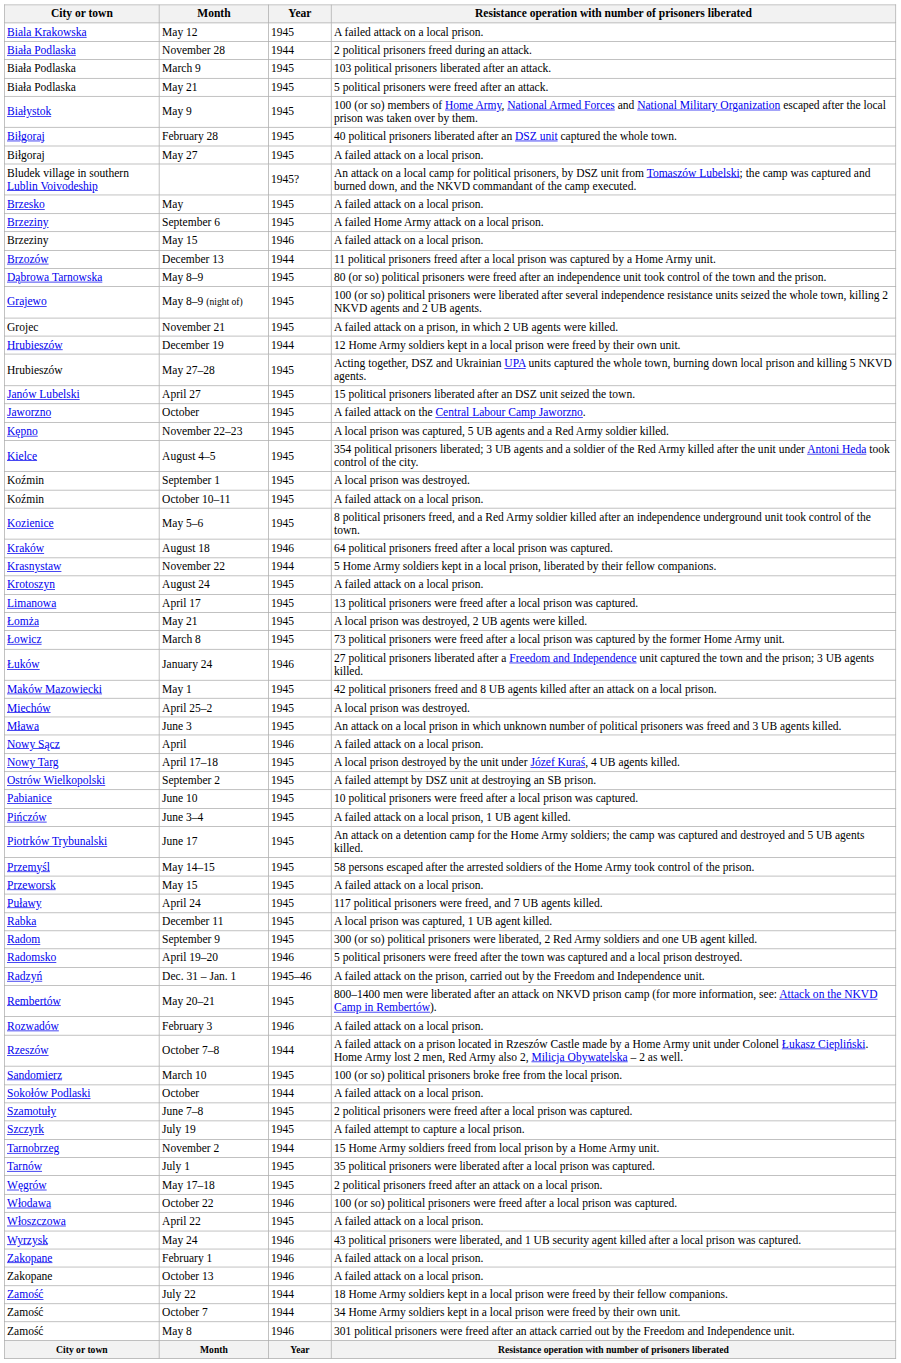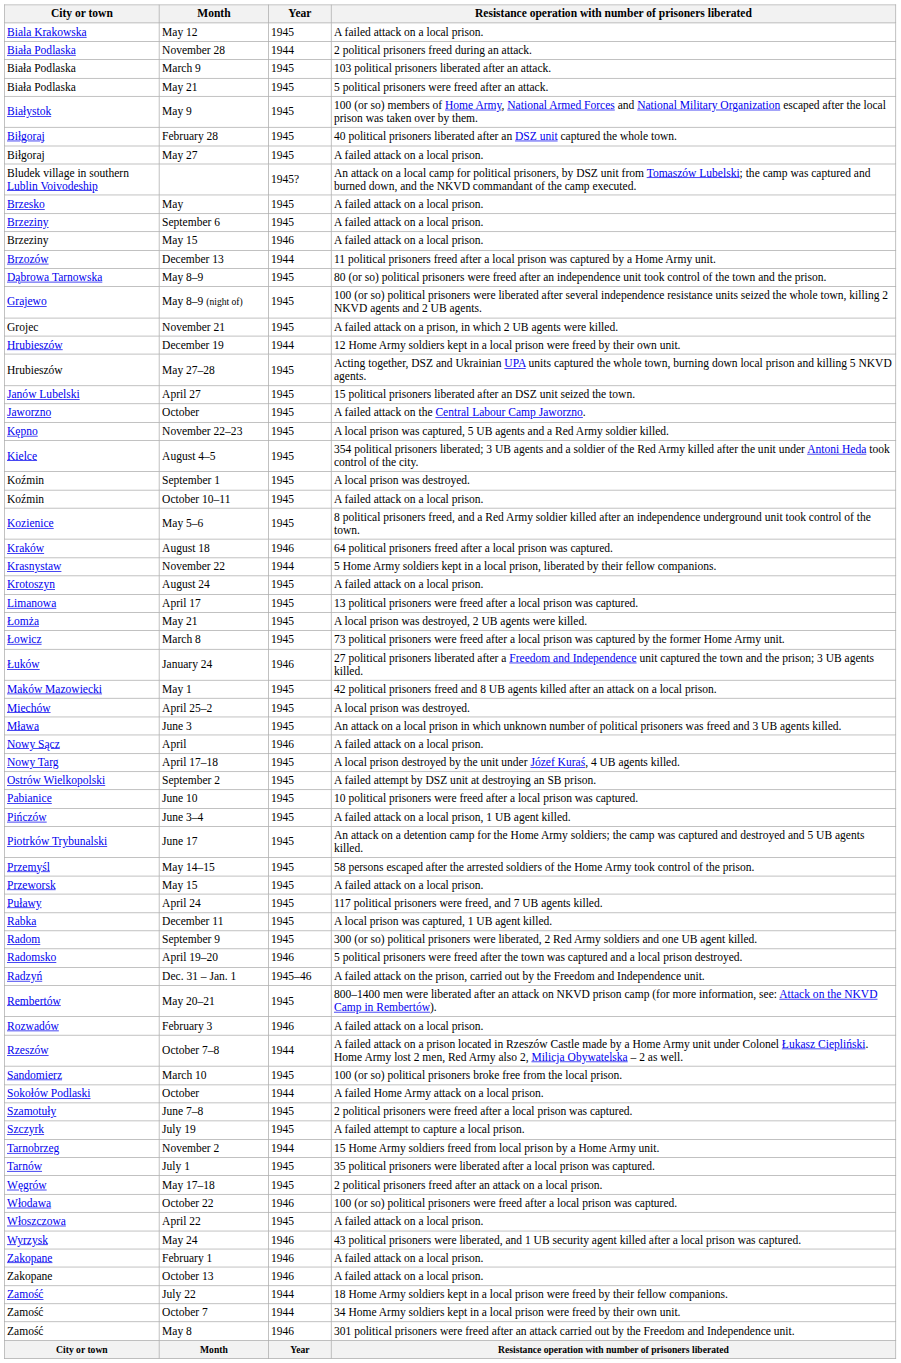(439, 222) A failed Home Army attack on a local prison. -> (409, 222) A failed attack on a local prison.
(409, 1093) A failed attack on a local prison. -> (439, 1093) A failed Home Army attack on a local prison.
